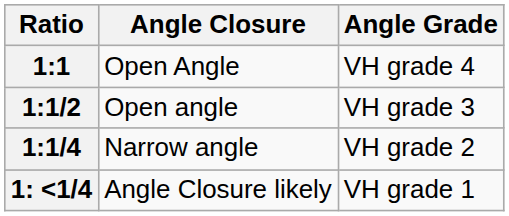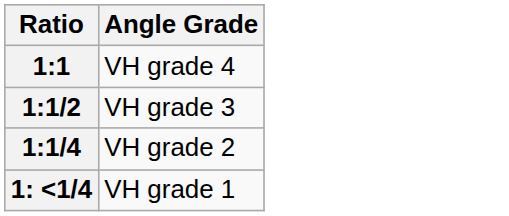- column: (218, 25)
